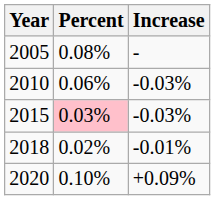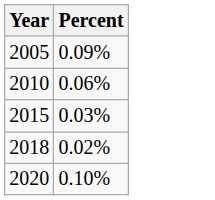- column: (169, 20)
(84, 52) 0.08% -> (84, 52) 0.09%
(84, 115) pink background -> (84, 115) no background
